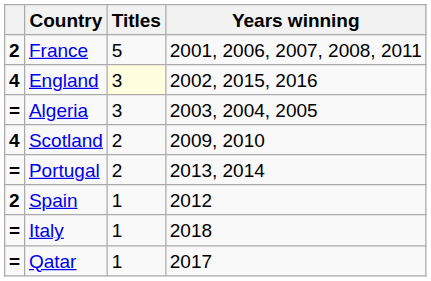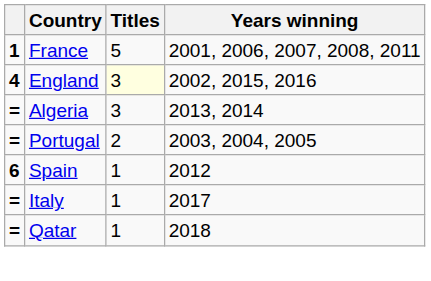(14, 50) 2 -> (14, 50) 1
(244, 110) 2003, 2004, 2005 -> (216, 110) 2013, 2014
- row: (66, 140)
(217, 170) 2013, 2014 -> (243, 140) 2003, 2004, 2005
(14, 200) 2 -> (14, 170) 6
(191, 230) 2018 -> (190, 200) 2017
(191, 260) 2017 -> (190, 230) 2018
